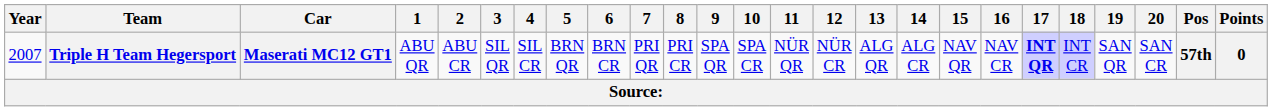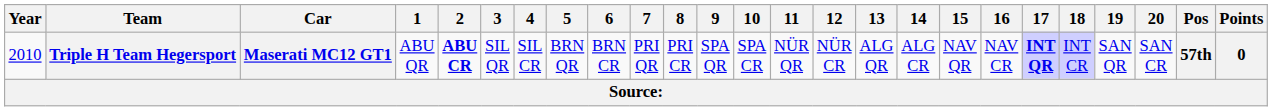(25, 55) 2007 -> (25, 55) 2010
(460, 55) normal -> (460, 55) bold
